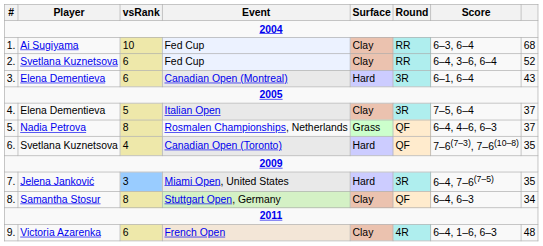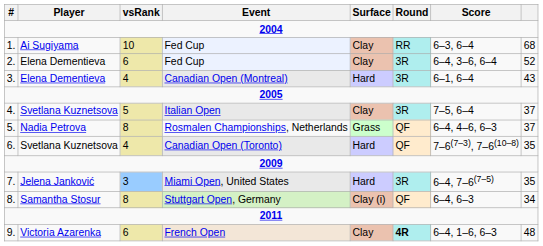(69, 62) Svetlana Kuznetsova -> (63, 62) Elena Dementieva
(403, 62) RR -> (402, 62) 3R
(126, 78) 6 -> (126, 78) 4
(63, 111) Elena Dementieva -> (69, 111) Svetlana Kuznetsova
(363, 199) Clay -> (369, 199) Clay (i)
(402, 232) normal -> (402, 232) bold
